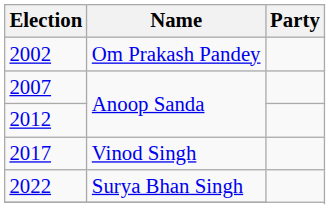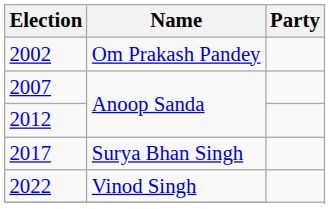(144, 152) Vinod Singh -> (168, 152) Surya Bhan Singh
(168, 185) Surya Bhan Singh -> (144, 185) Vinod Singh
